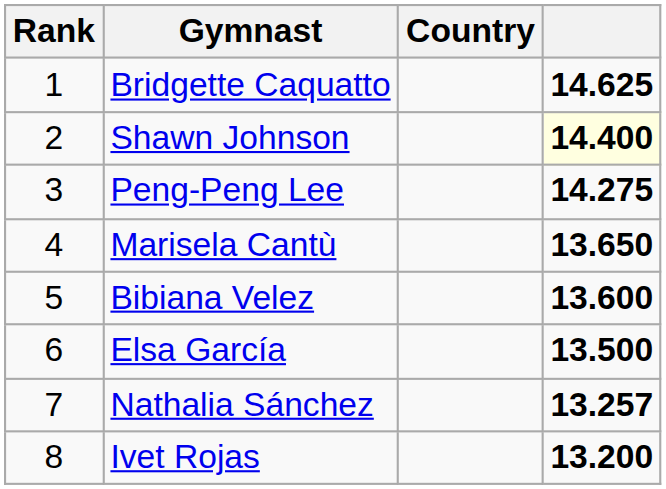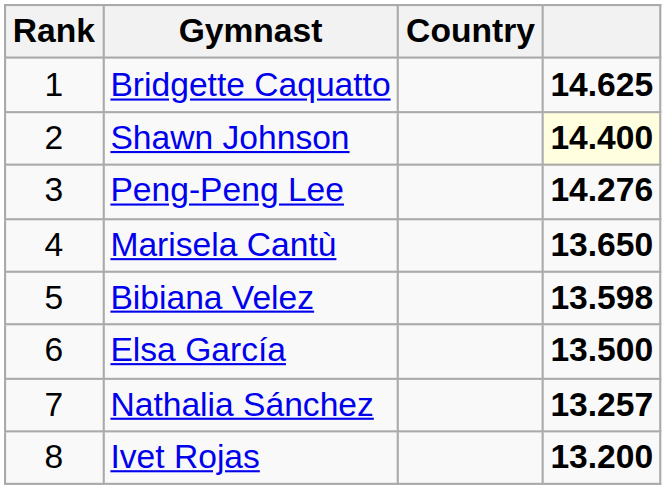(602, 191) 14.275 -> (602, 191) 14.276
(602, 297) 13.600 -> (602, 297) 13.598
